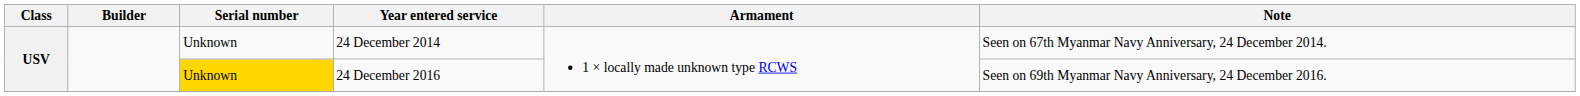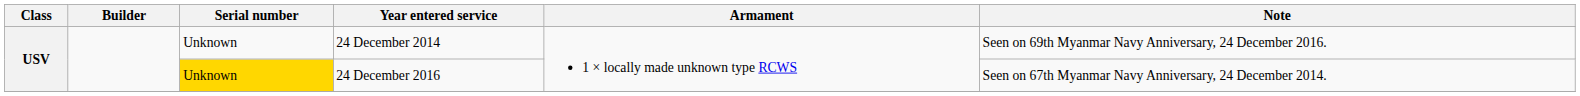(1155, 42) Seen on 67th Myanmar Navy Anniversary, 24 December 2014. -> (1155, 42) Seen on 69th Myanmar Navy Anniversary, 24 December 2016.
(1155, 75) Seen on 69th Myanmar Navy Anniversary, 24 December 2016. -> (1155, 75) Seen on 67th Myanmar Navy Anniversary, 24 December 2014.
